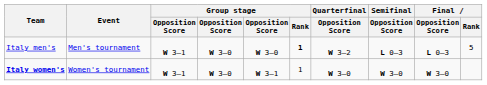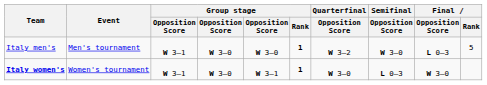(391, 52) L 0–3 -> (391, 52) W 3–0
(300, 69) normal -> (300, 69) bold
(391, 73) W 3–0 -> (391, 73) L 0–3
